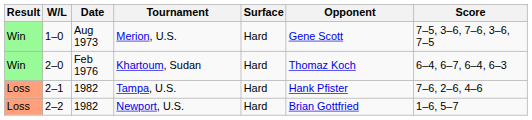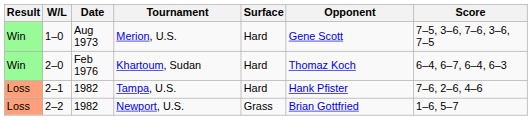(256, 106) Hard -> (258, 106) Grass
